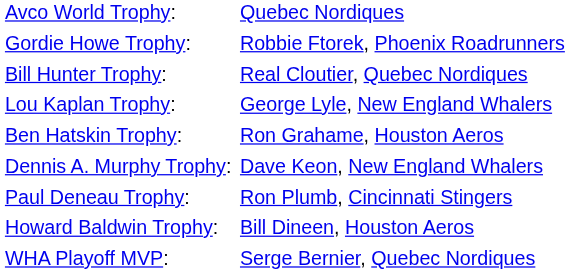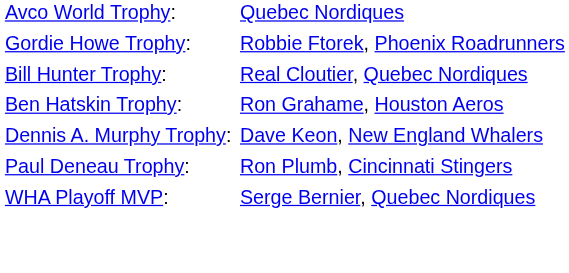- row: (90, 105)
- row: (112, 228)
